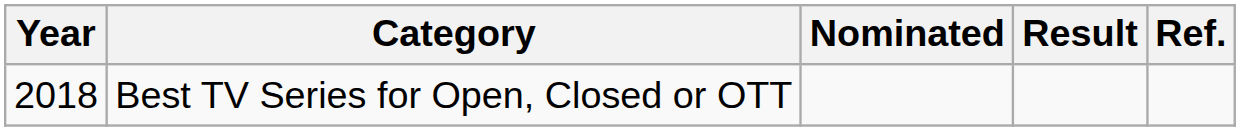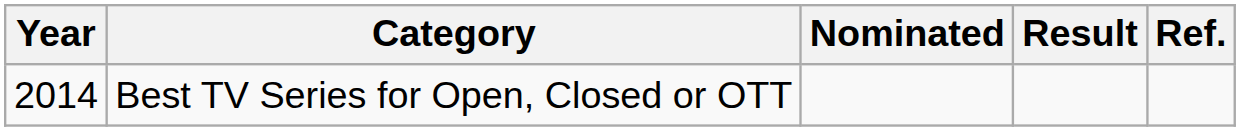(56, 94) 2018 -> (56, 94) 2014
